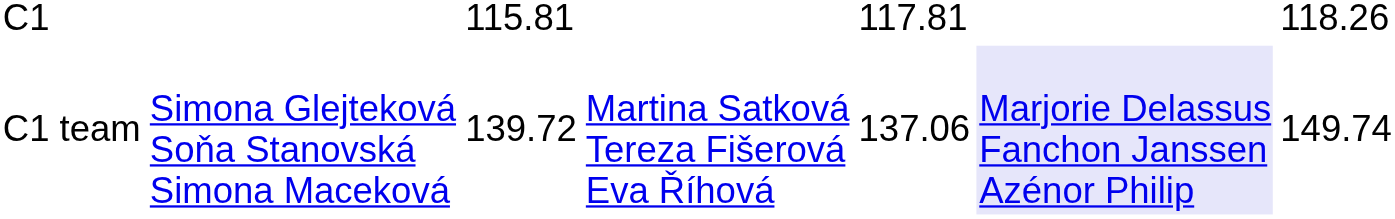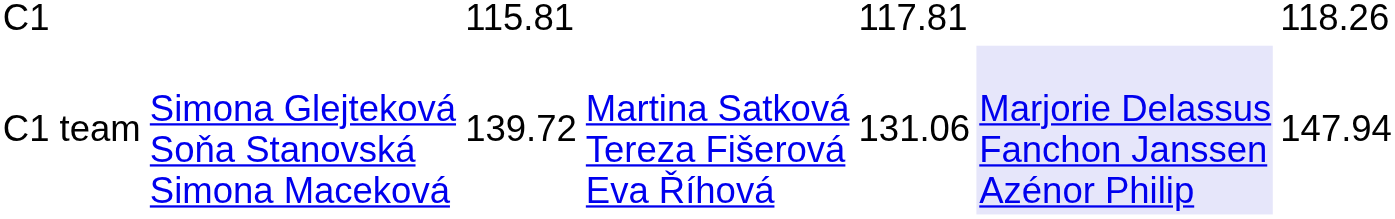(914, 129) 137.06 -> (914, 129) 131.06
(1336, 129) 149.74 -> (1336, 129) 147.94
